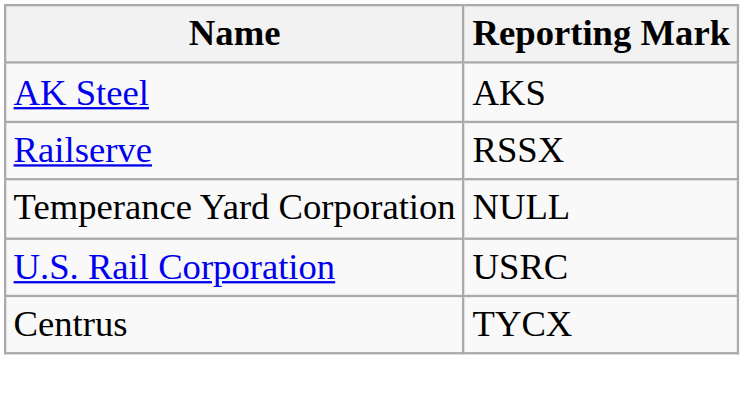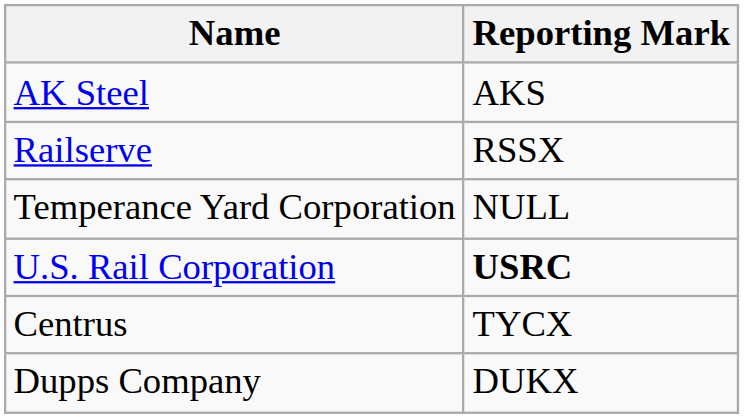(520, 265) normal -> (522, 265) bold
+ row: (137, 382)
